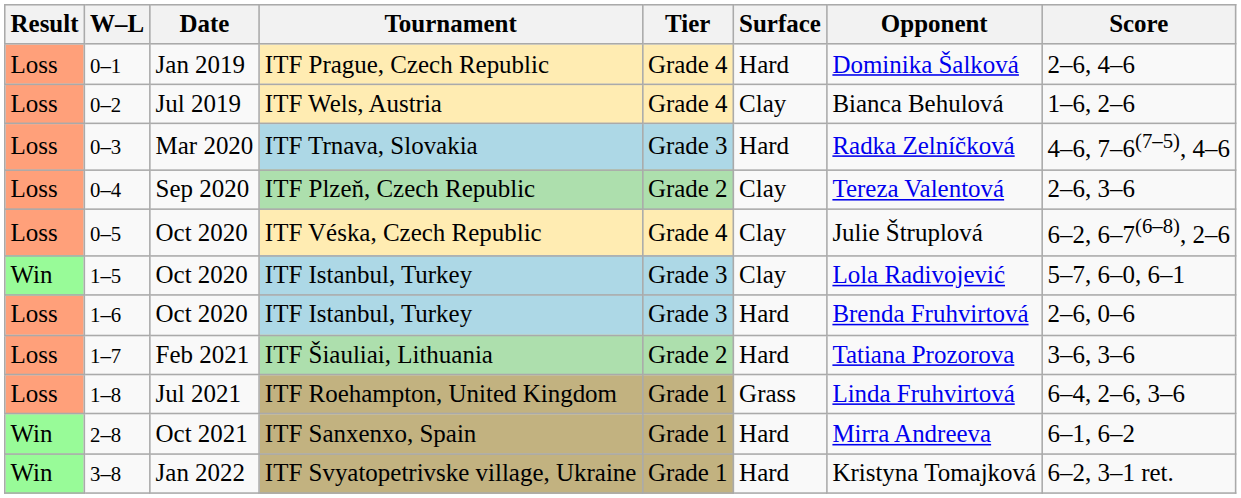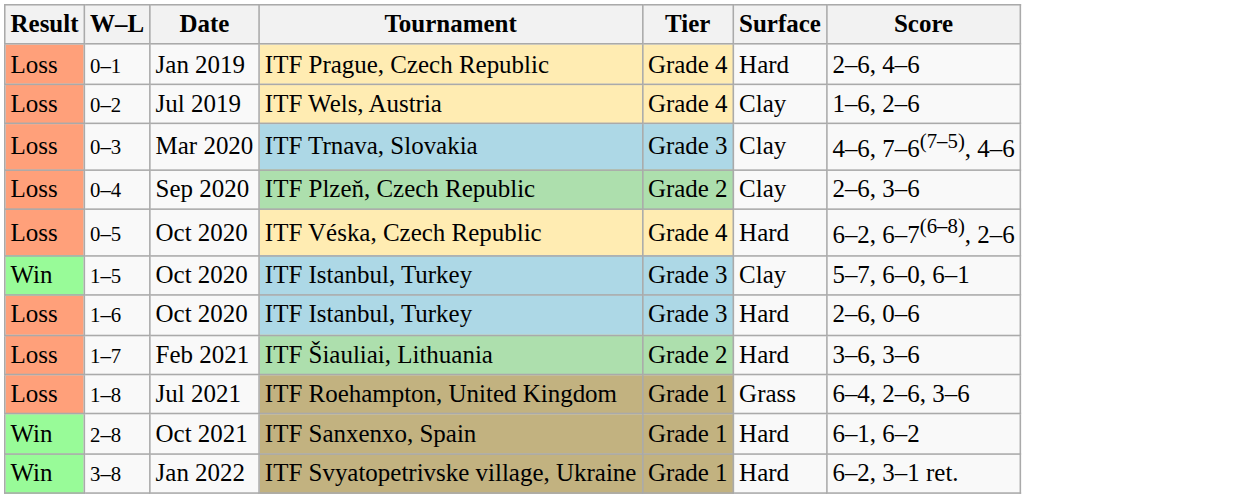- column: (934, 24)
(764, 146) Hard -> (763, 146) Clay
(763, 232) Clay -> (764, 232) Hard
